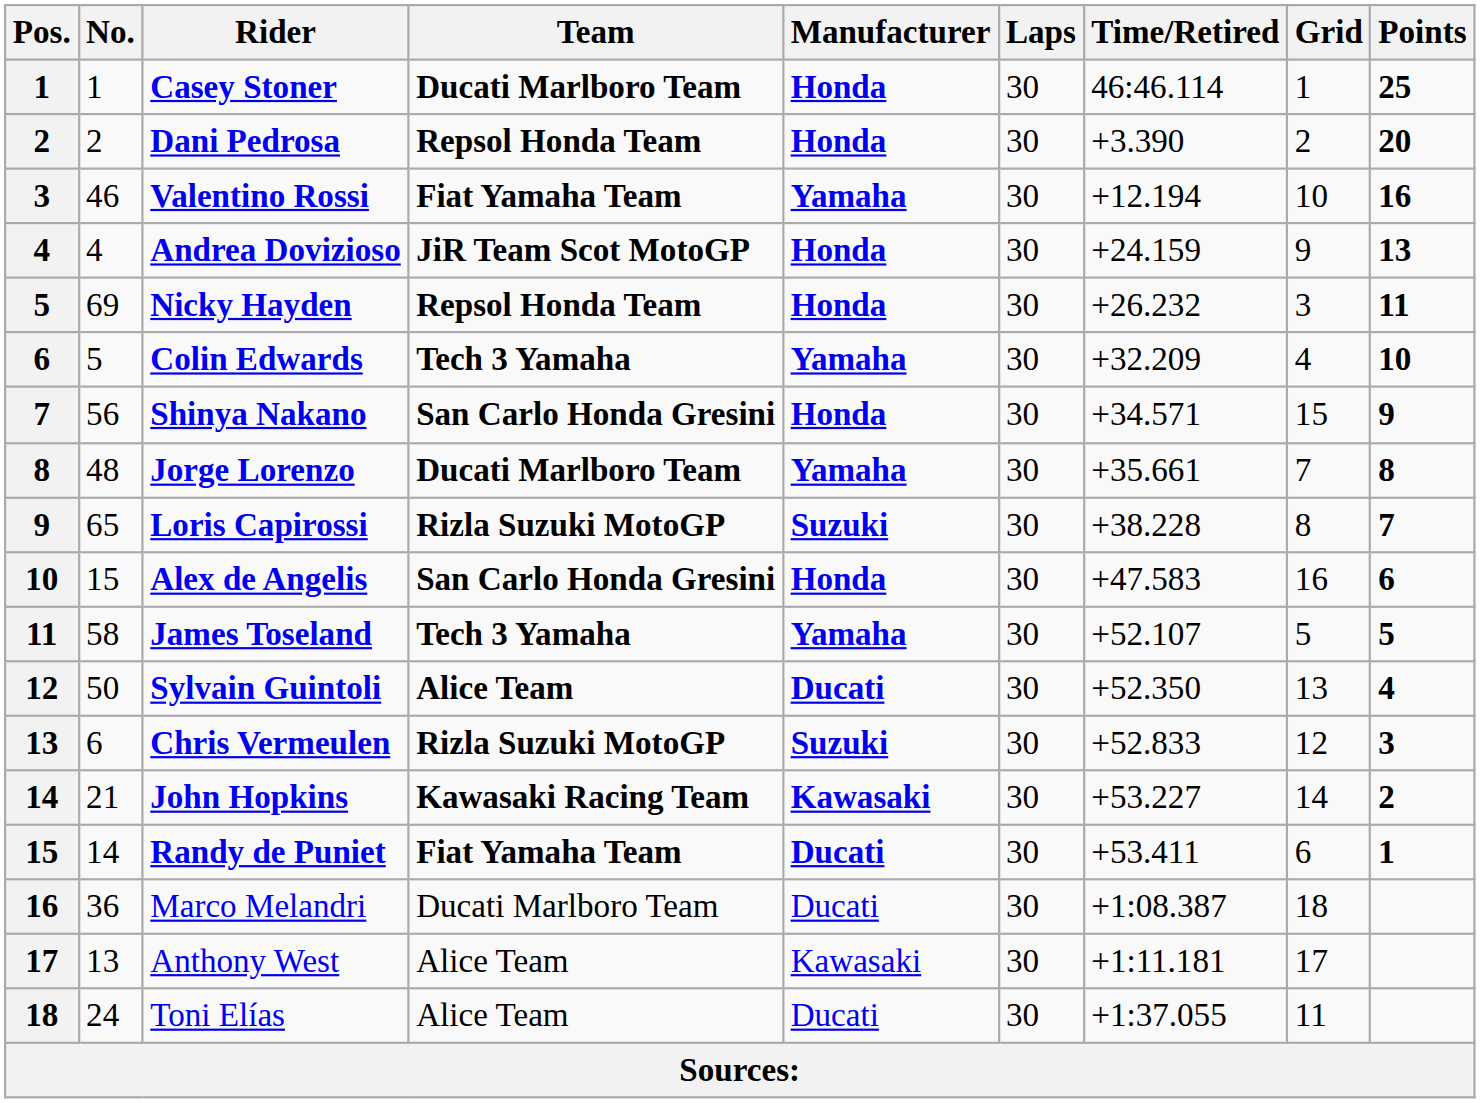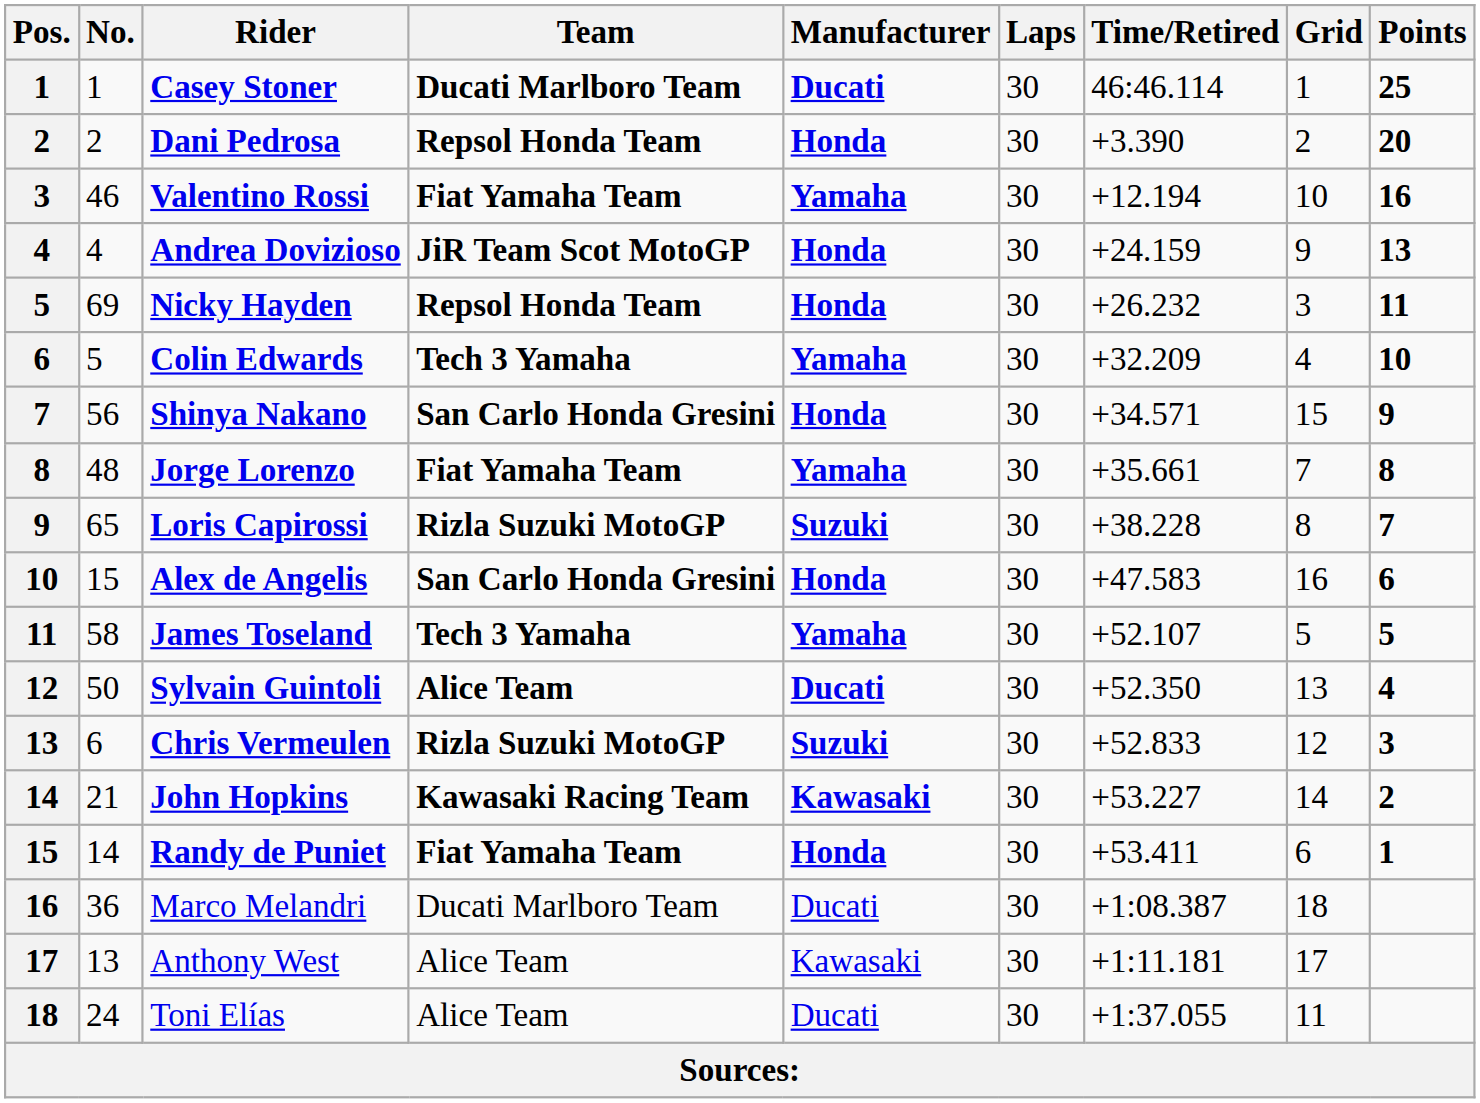(838, 86) Honda -> (838, 86) Ducati
(579, 469) Ducati Marlboro Team -> (549, 469) Fiat Yamaha Team
(838, 851) Ducati -> (838, 851) Honda
